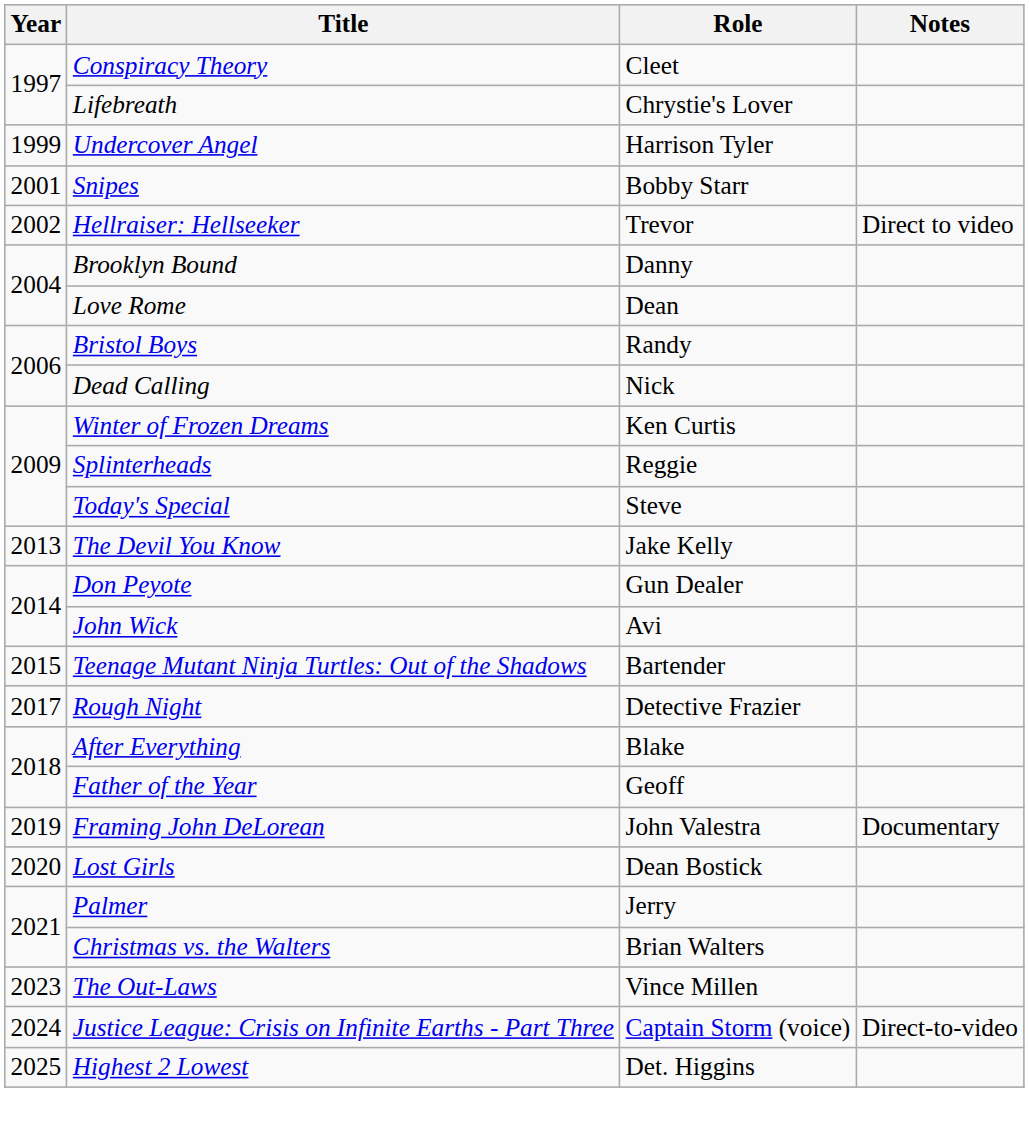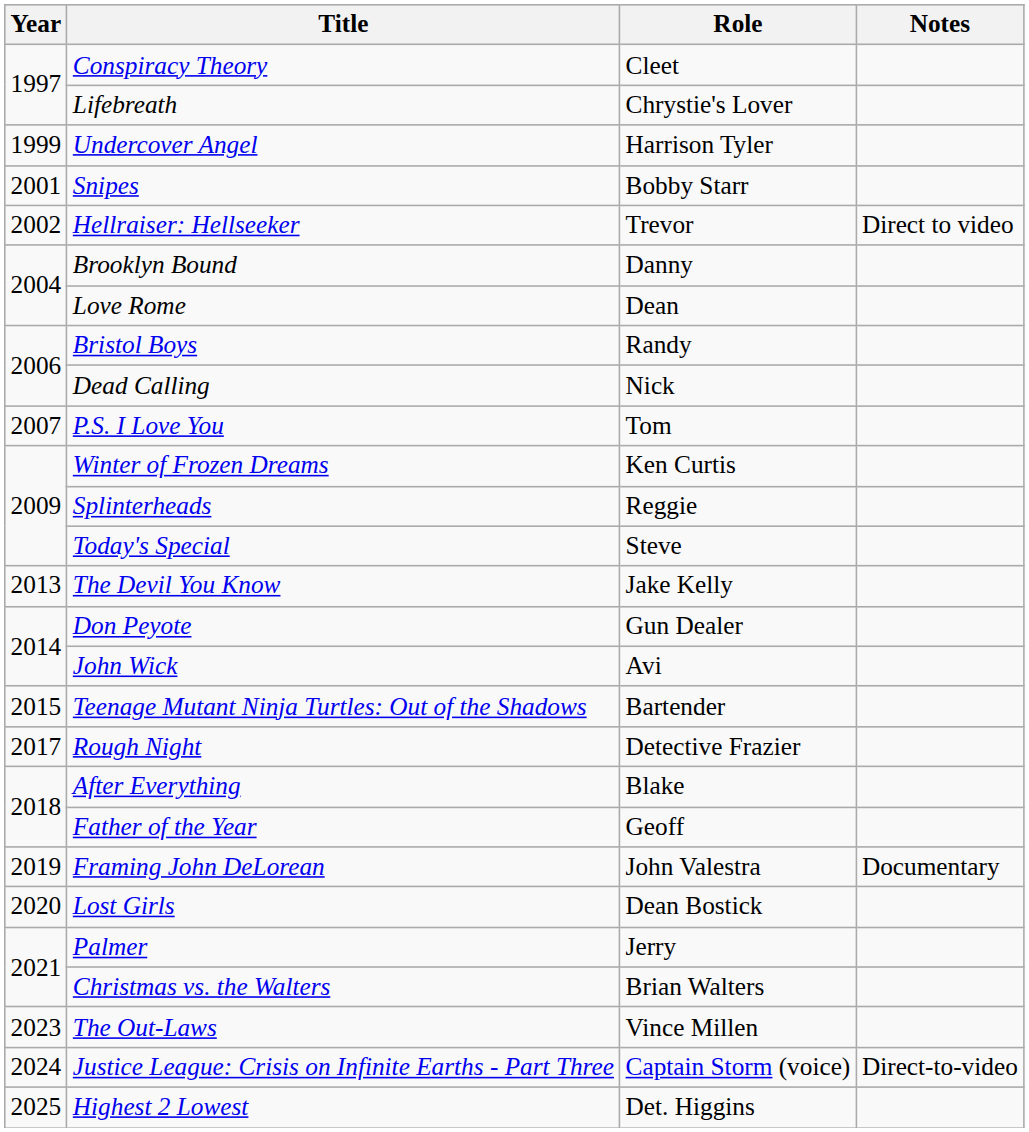+ row: (148, 425)
